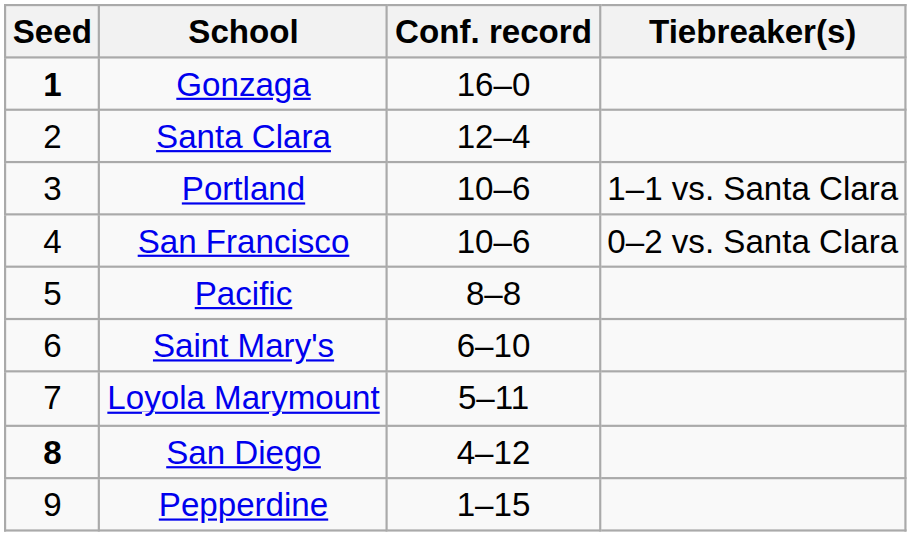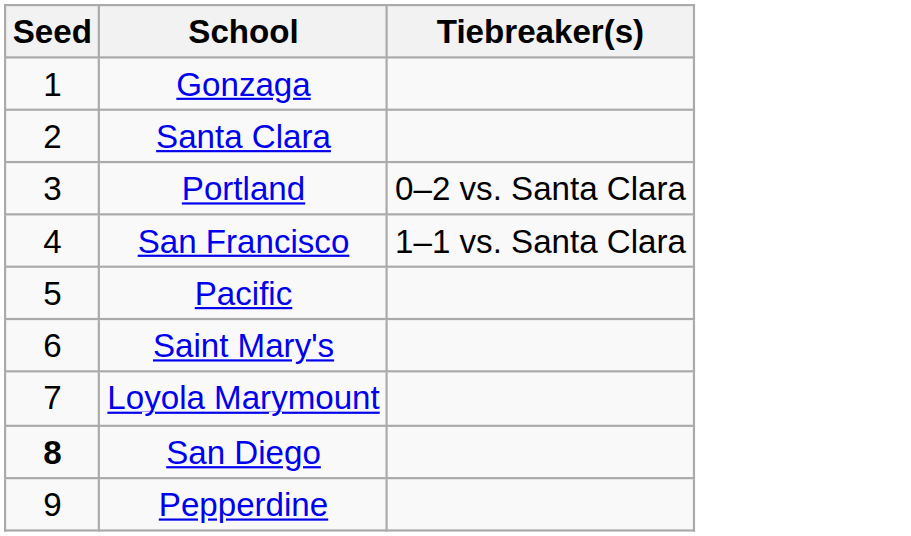- column: (494, 32)
(52, 84) bold -> (52, 84) normal
(753, 189) 1–1 vs. Santa Clara -> (541, 189) 0–2 vs. Santa Clara
(753, 241) 0–2 vs. Santa Clara -> (541, 241) 1–1 vs. Santa Clara
